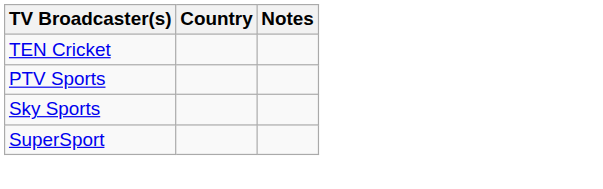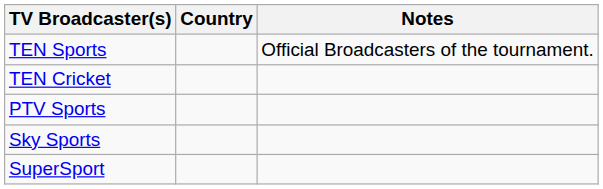+ row: (58, 49)
